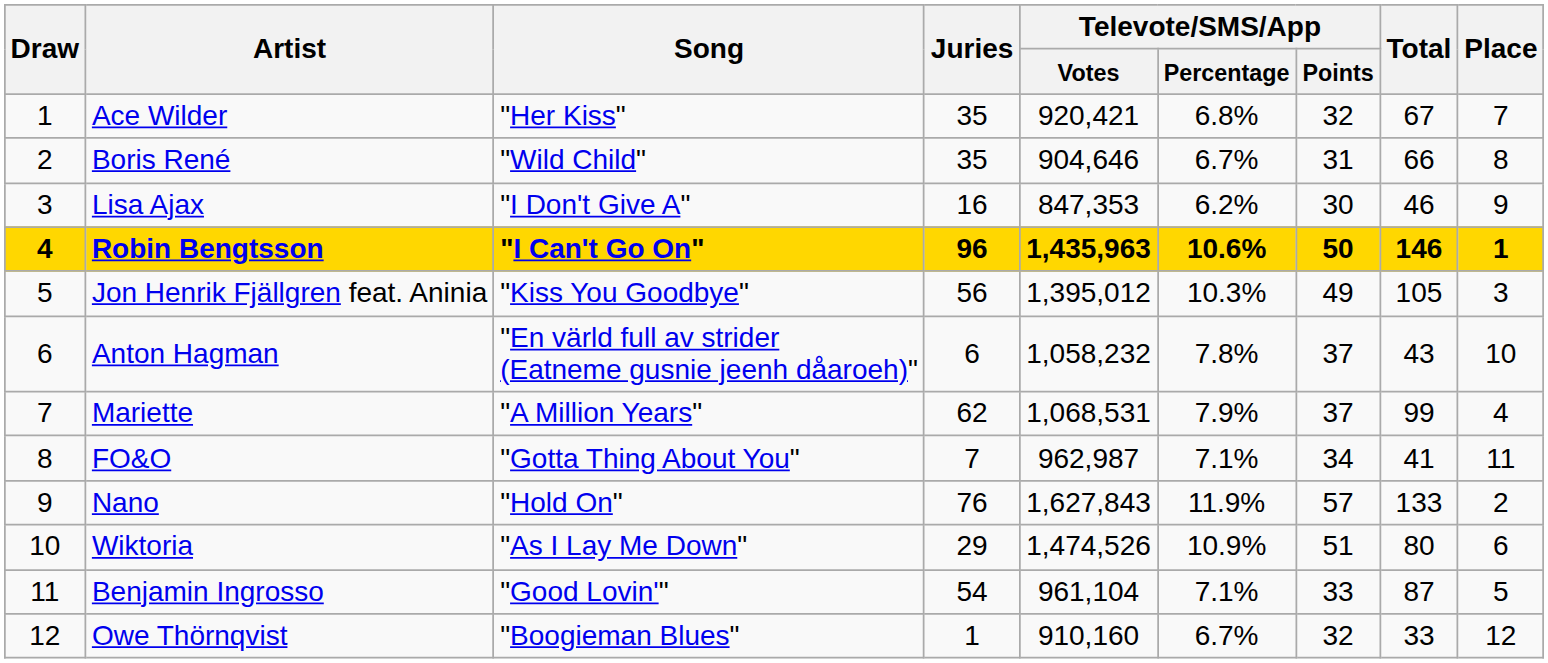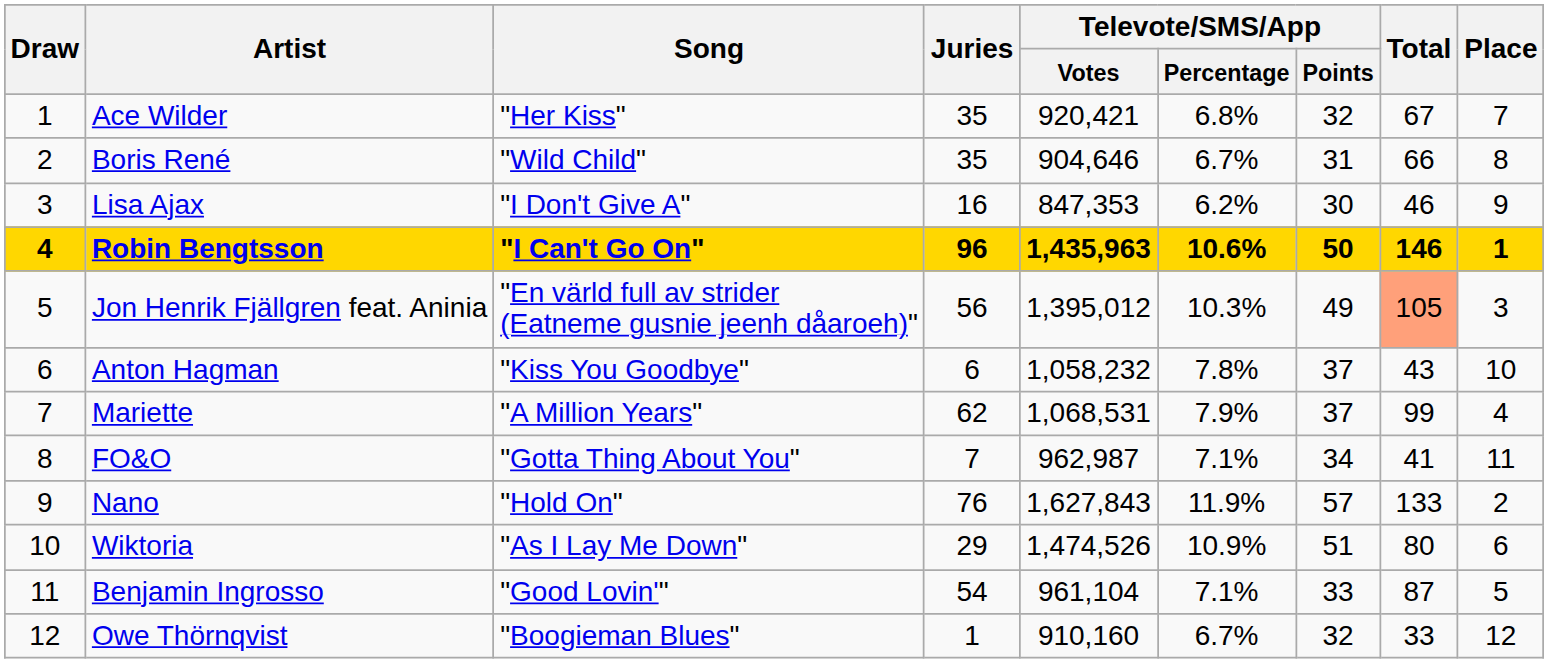(624, 293) "Kiss You Goodbye" -> (709, 308) "En värld full av strider (Eatneme gusnie jeenh dåaroeh)"
(1419, 293) no background -> (1419, 308) lightsalmon background
(709, 353) "En värld full av strider (Eatneme gusnie jeenh dåaroeh)" -> (624, 369) "Kiss You Goodbye"
